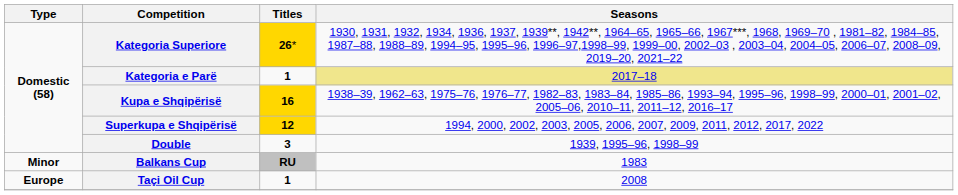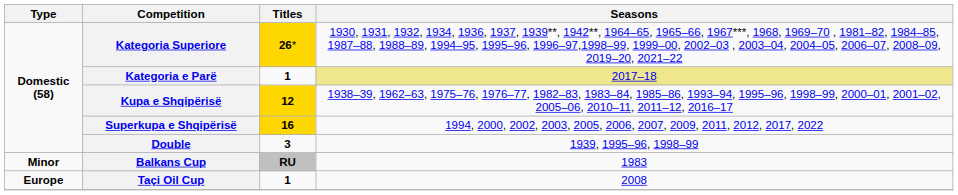(288, 101) 16 -> (288, 101) 12
(288, 126) 12 -> (288, 126) 16
